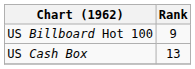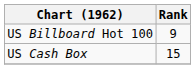(173, 54) 13 -> (173, 54) 15
